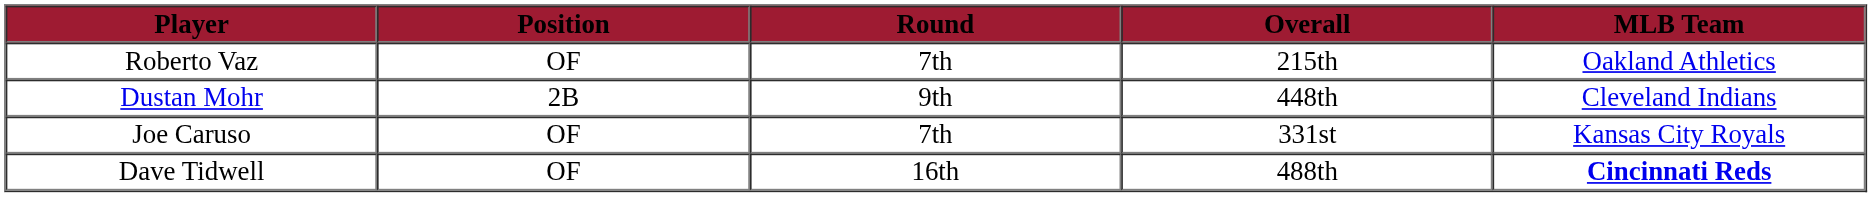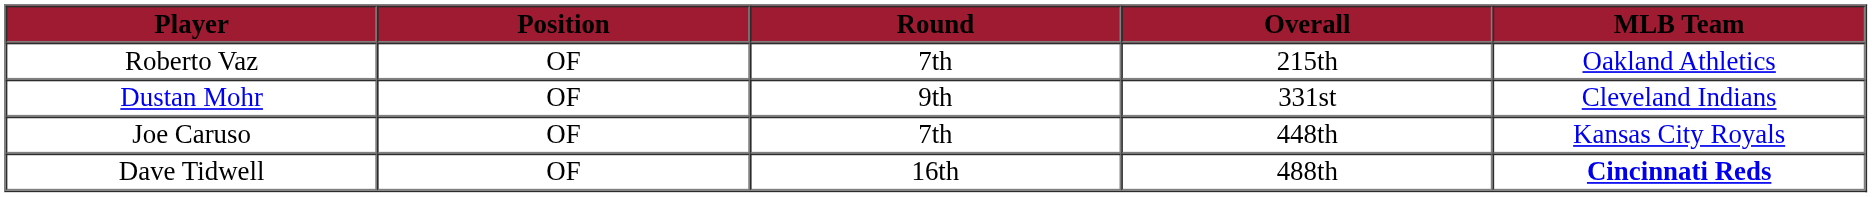(564, 97) 2B -> (564, 97) OF
(1307, 97) 448th -> (1307, 97) 331st
(1307, 134) 331st -> (1307, 134) 448th
